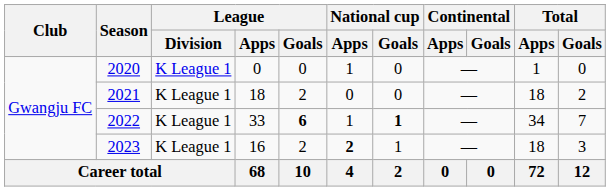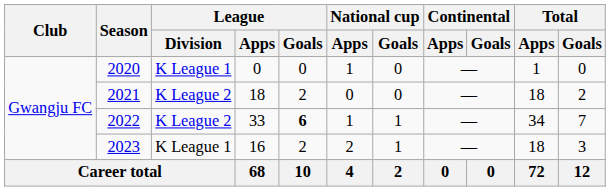(193, 95) K League 1 -> (193, 95) K League 2
(193, 120) K League 1 -> (193, 120) K League 2
(398, 120) bold -> (398, 120) normal
(350, 146) bold -> (350, 146) normal
